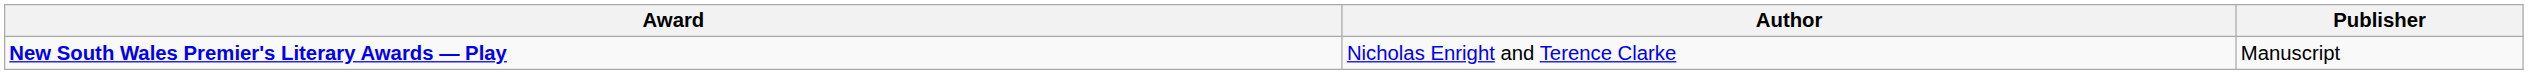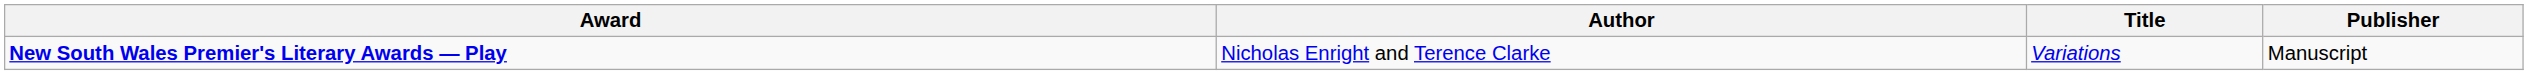+ column: (2145, 20)
